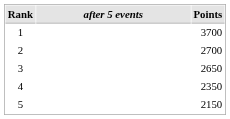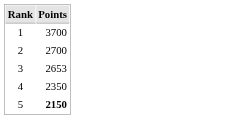- column: (113, 14)
(211, 68) 2650 -> (56, 68) 2653
(211, 104) normal -> (56, 104) bold
